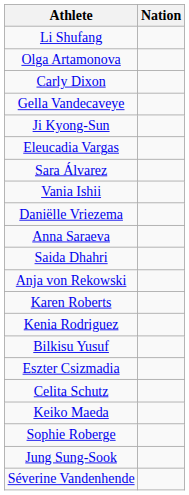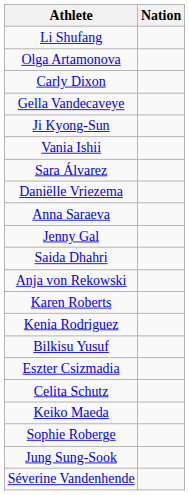- row: (71, 147)
rows swapped: (71, 170) <-> (71, 192)
+ row: (71, 236)
